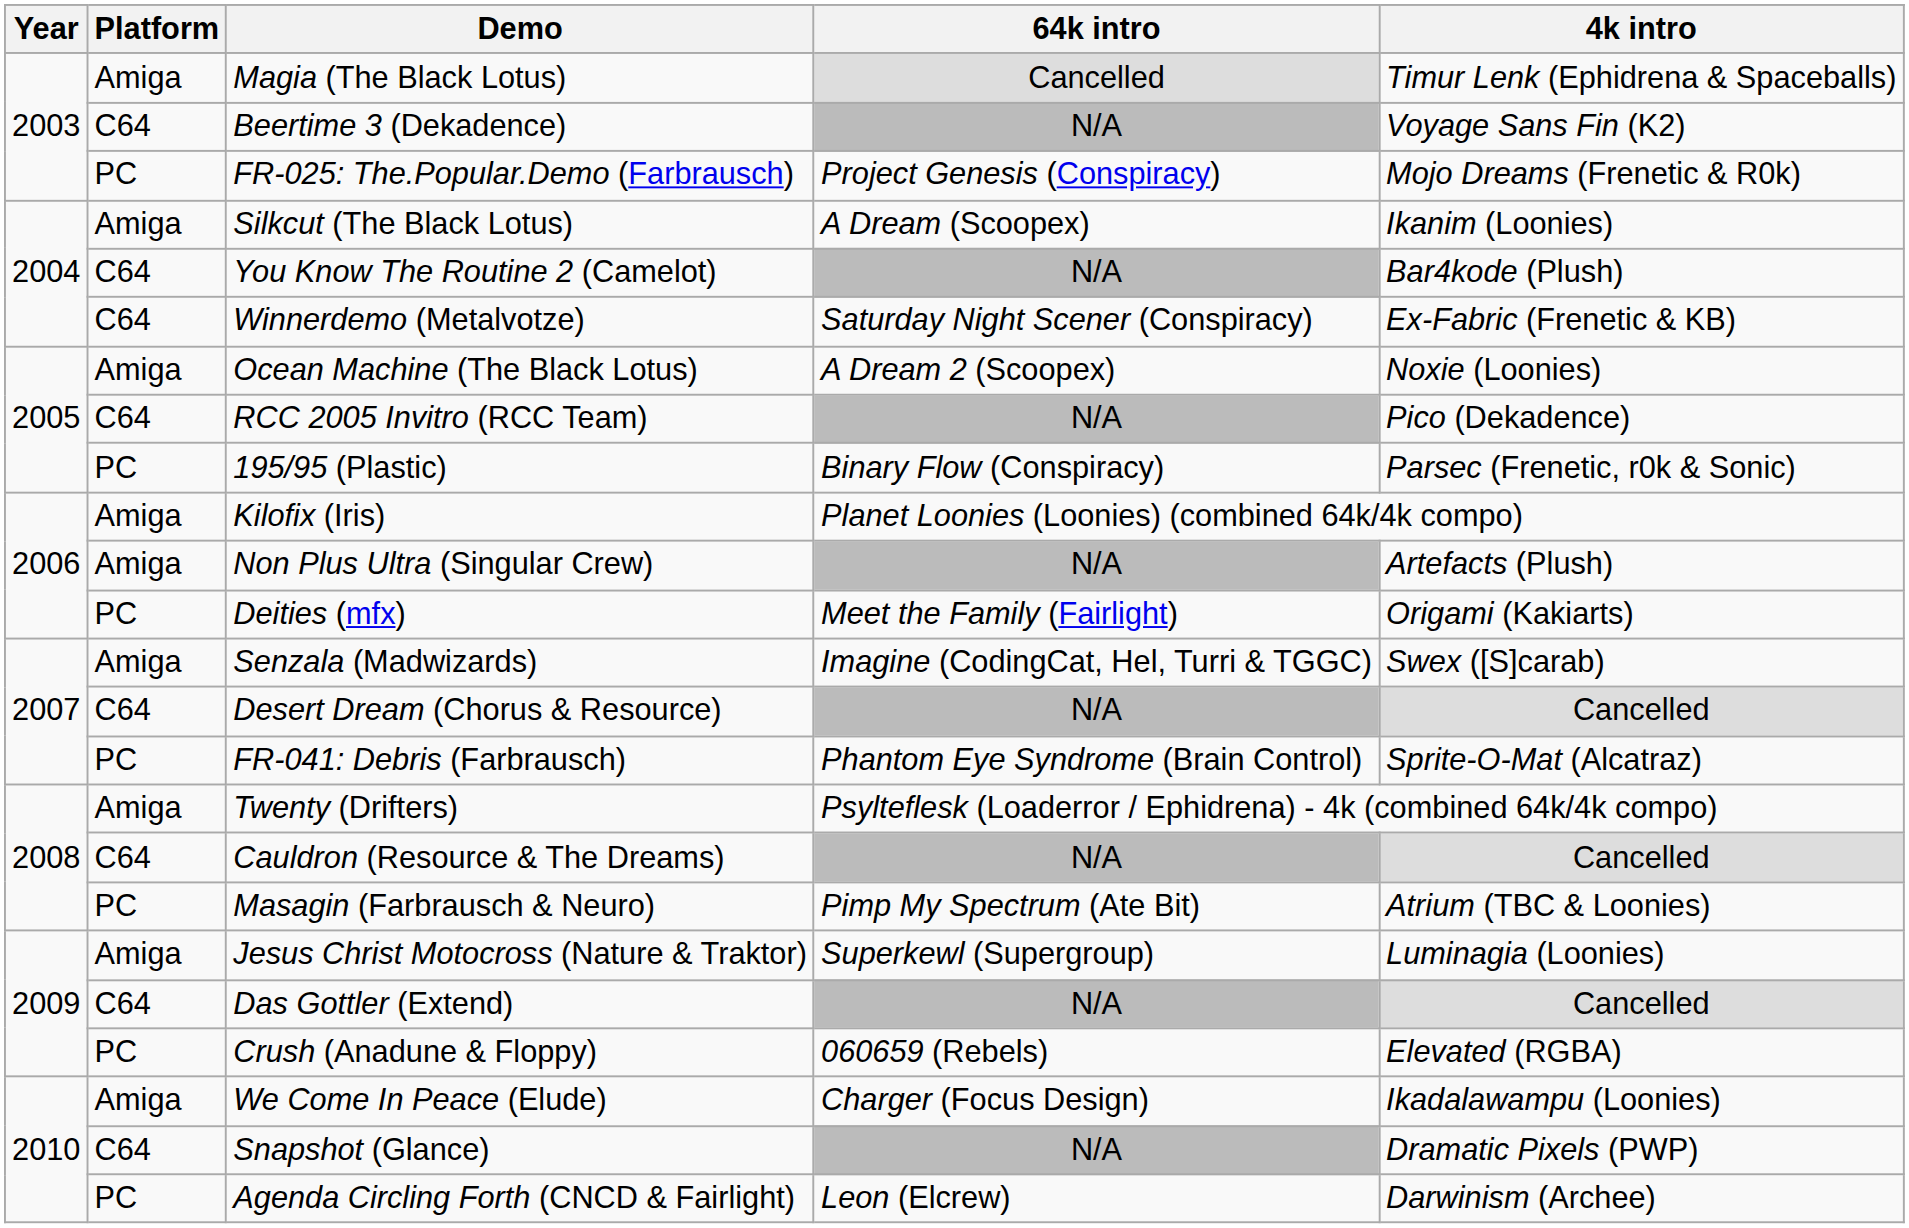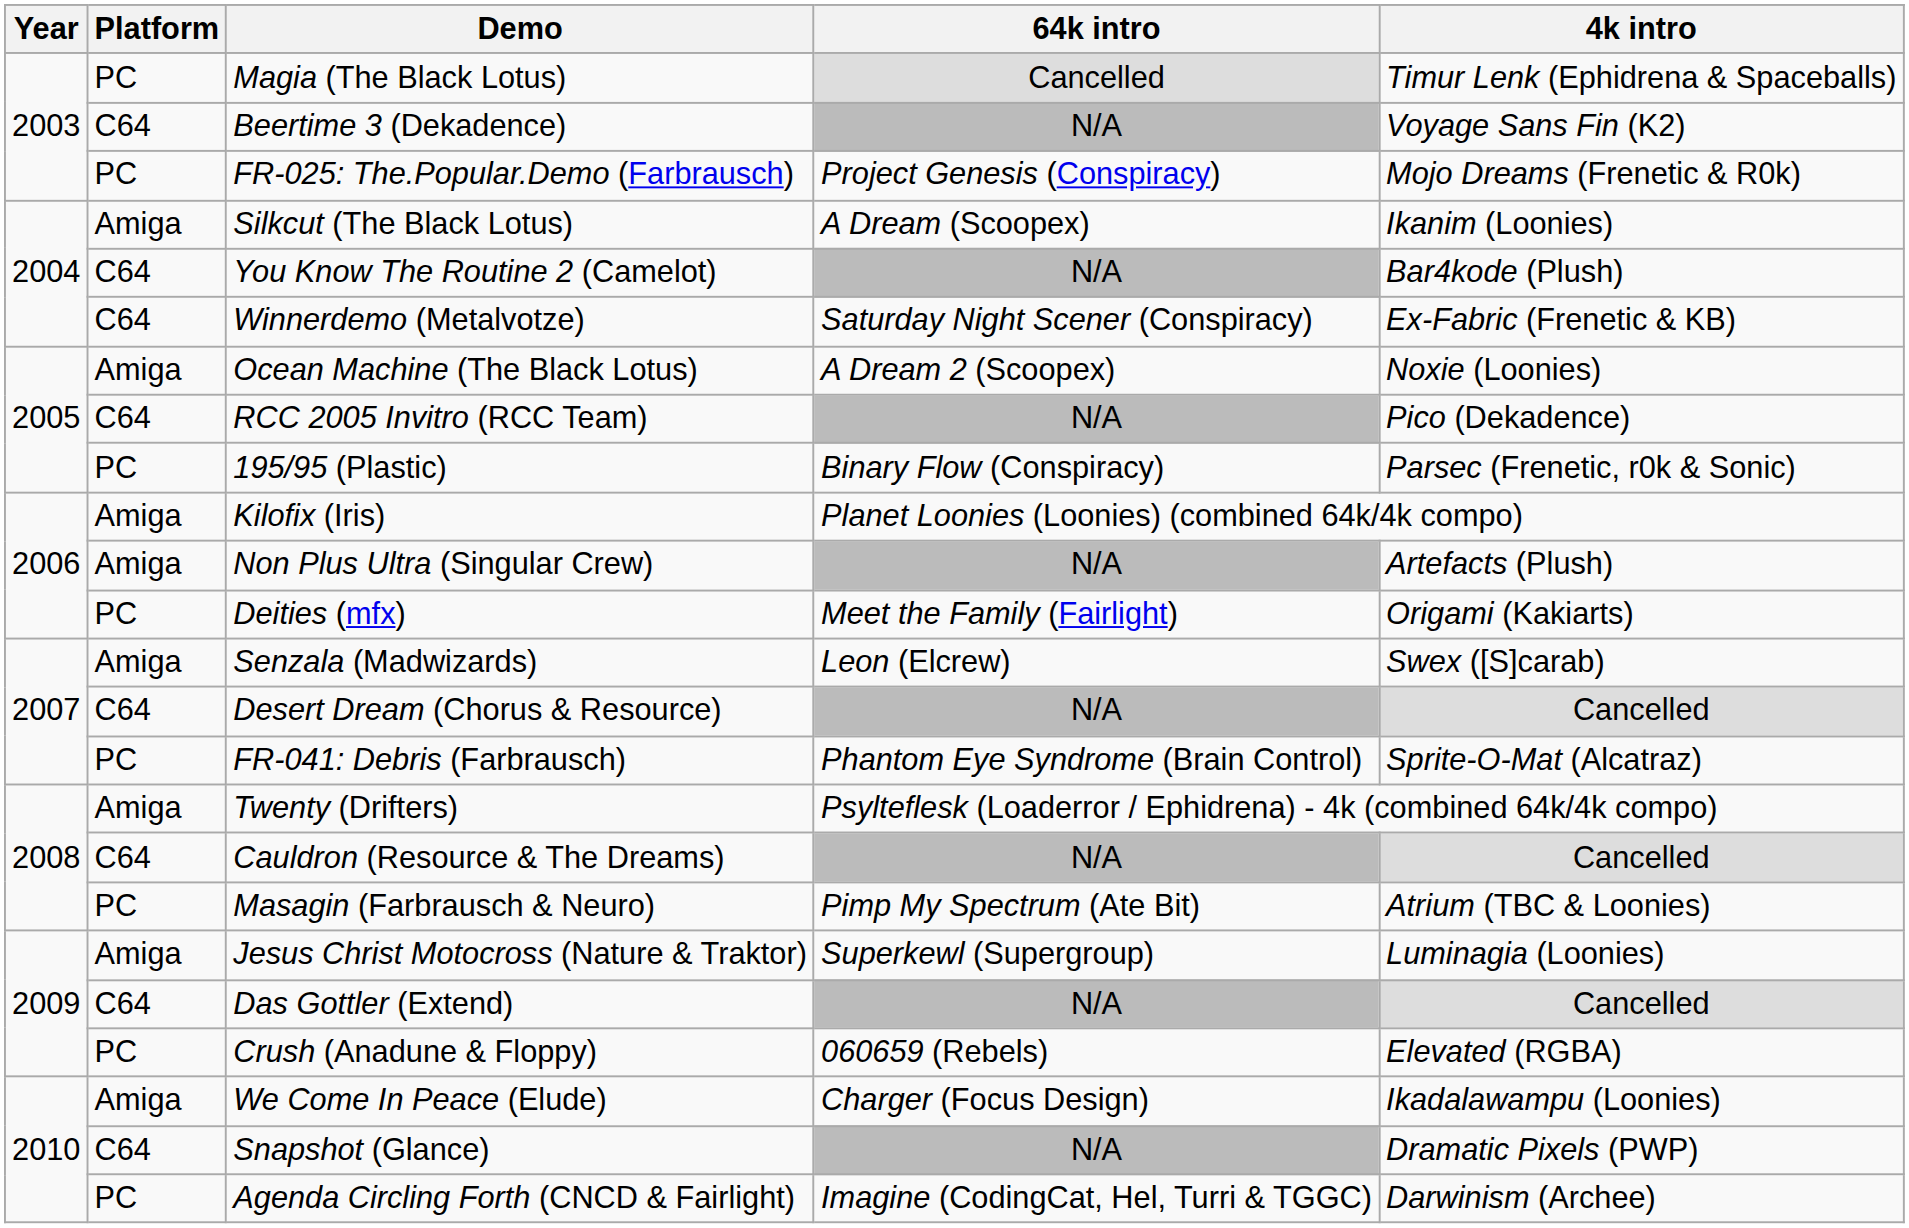(138, 77) Amiga -> (116, 77) PC
(1097, 662) Imagine (CodingCat, Hel, Turri & TGGC) -> (916, 662) Leon (Elcrew)
(916, 1198) Leon (Elcrew) -> (1097, 1198) Imagine (CodingCat, Hel, Turri & TGGC)
